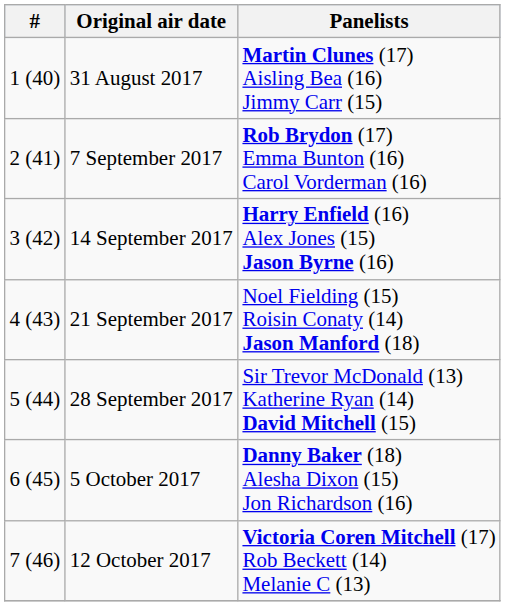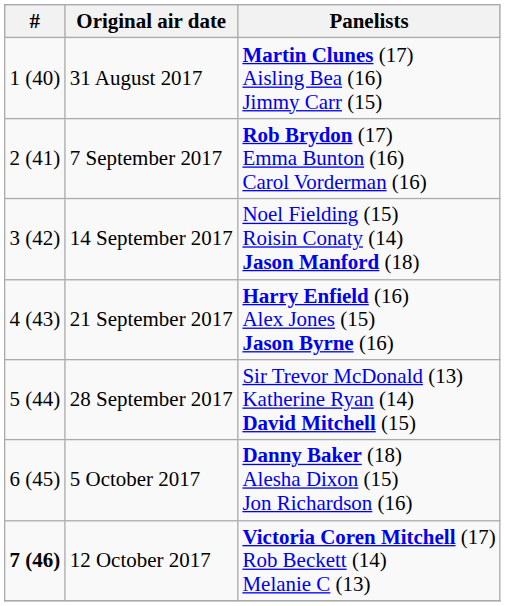(326, 238) Harry Enfield (16) Alex Jones (15) Jason Byrne (16) -> (331, 238) Noel Fielding (15) Roisin Conaty (14) Jason Manford (18)
(331, 319) Noel Fielding (15) Roisin Conaty (14) Jason Manford (18) -> (326, 319) Harry Enfield (16) Alex Jones (15) Jason Byrne (16)
(35, 560) normal -> (35, 560) bold
